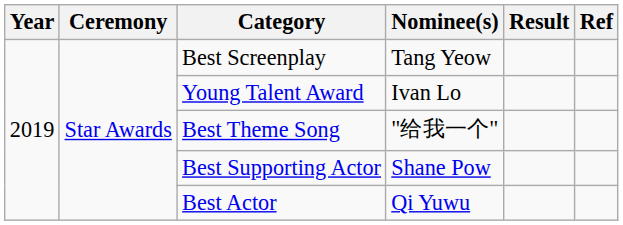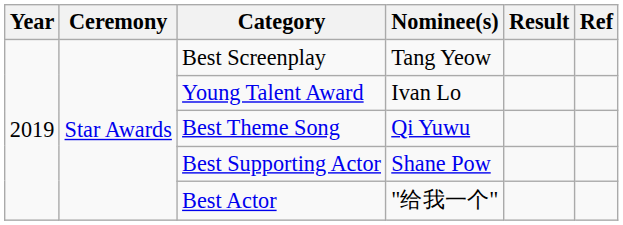(445, 129) "给我一个" -> (431, 127) Qi Yuwu
(431, 202) Qi Yuwu -> (445, 199) "给我一个"
